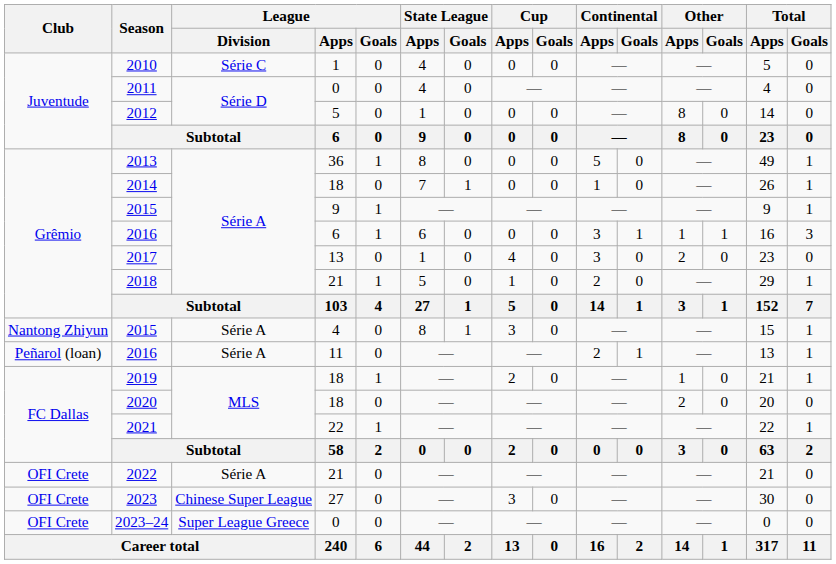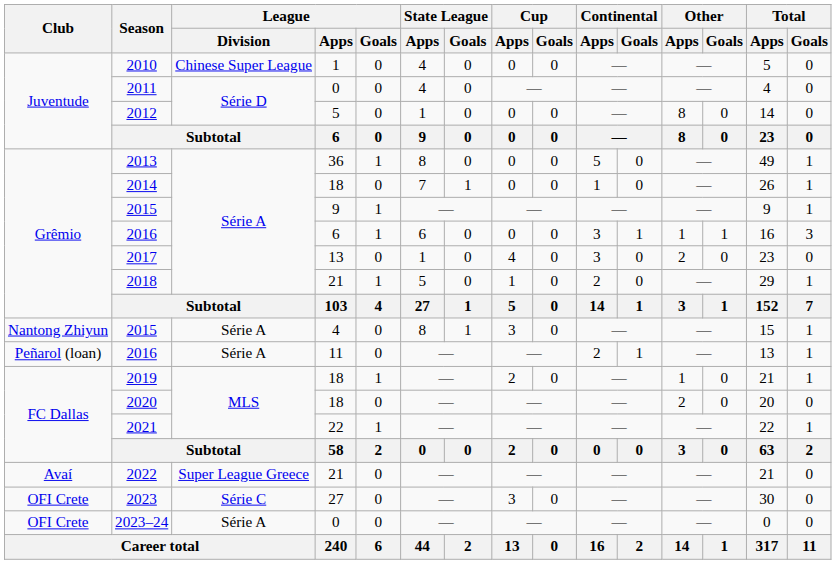(244, 64) Série C -> (244, 64) Chinese Super League
(58, 474) OFI Crete -> (58, 474) Avaí
(244, 474) Série A -> (244, 474) Super League Greece
(244, 498) Chinese Super League -> (244, 498) Série C
(244, 522) Super League Greece -> (244, 522) Série A
